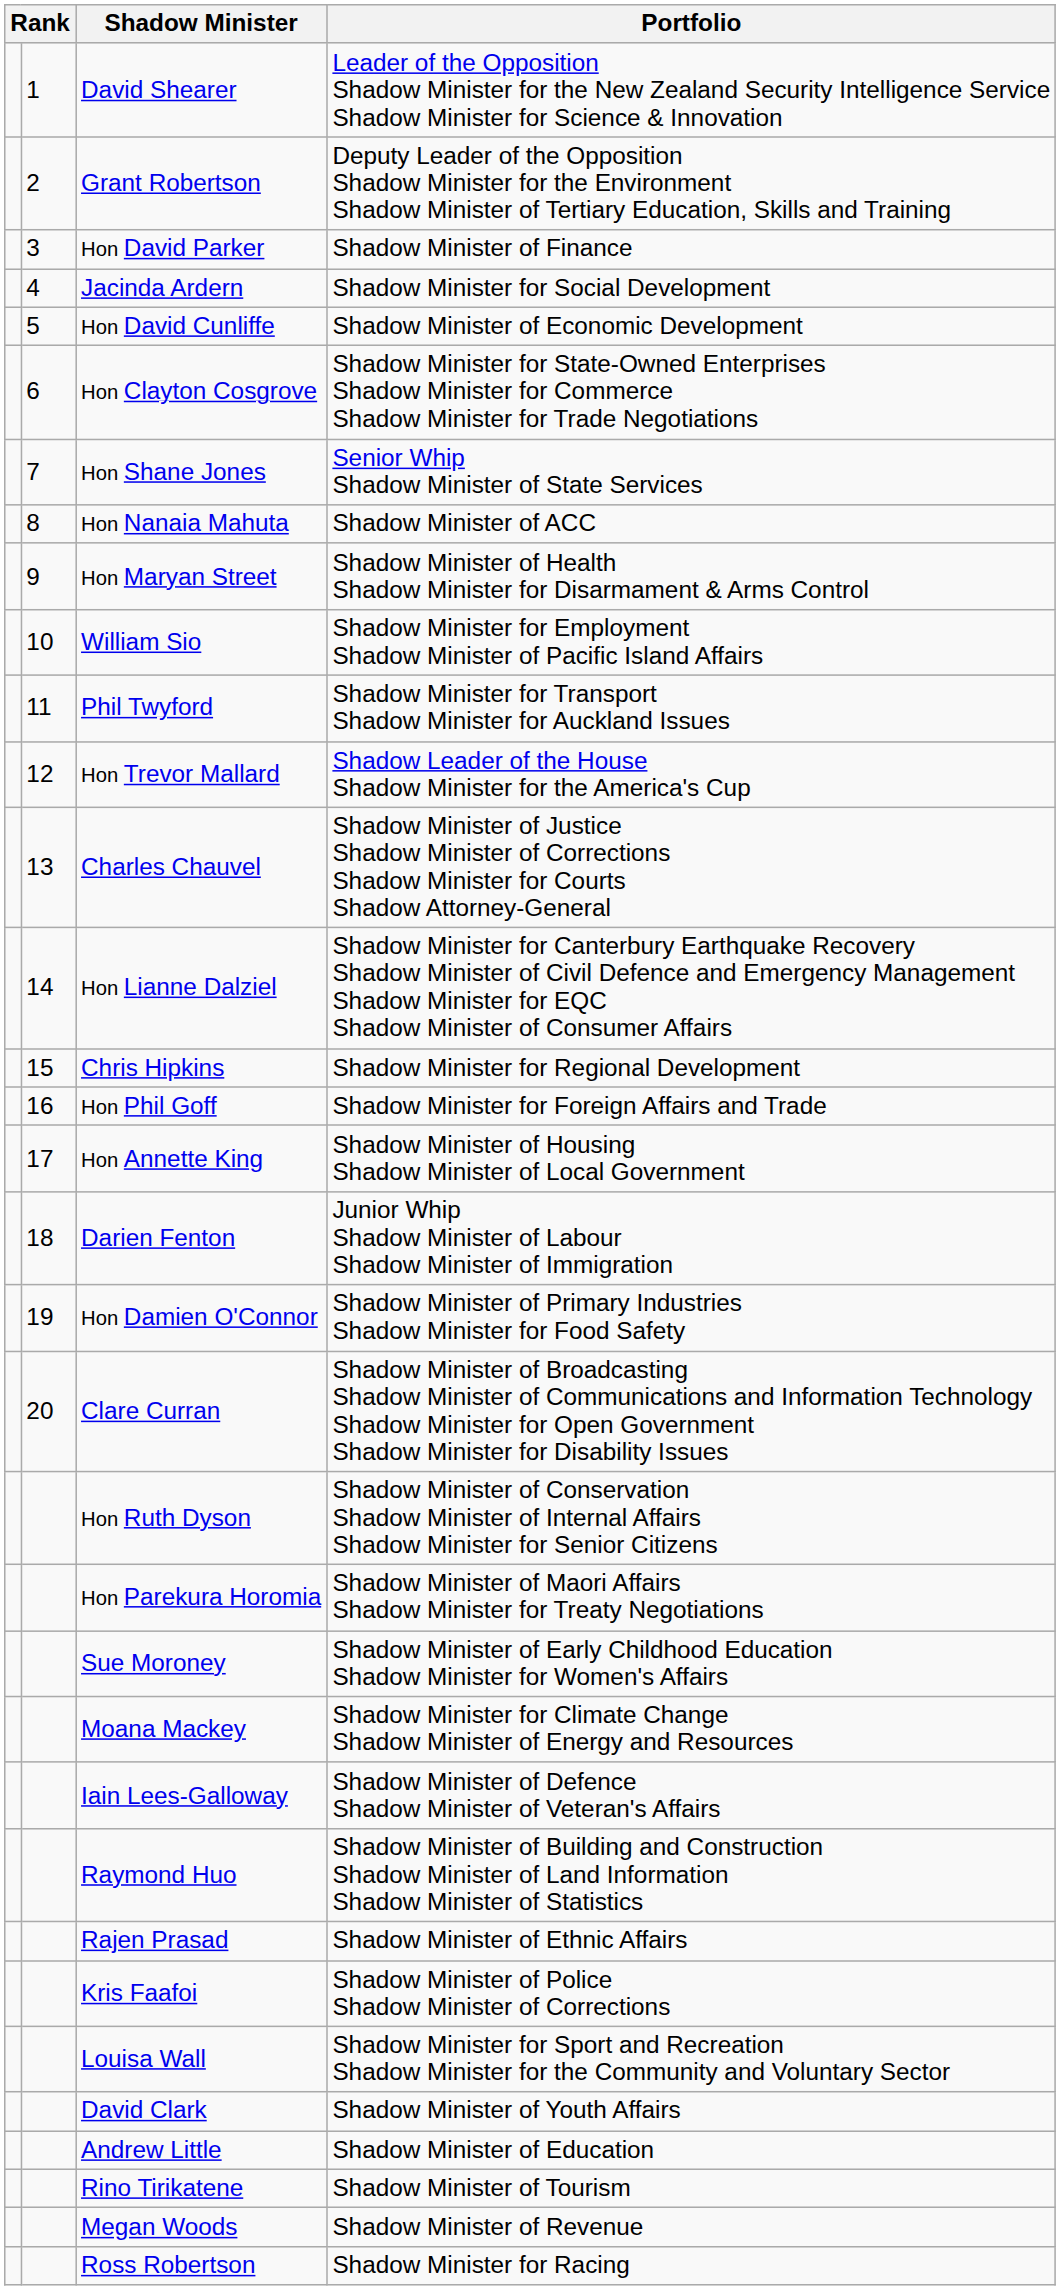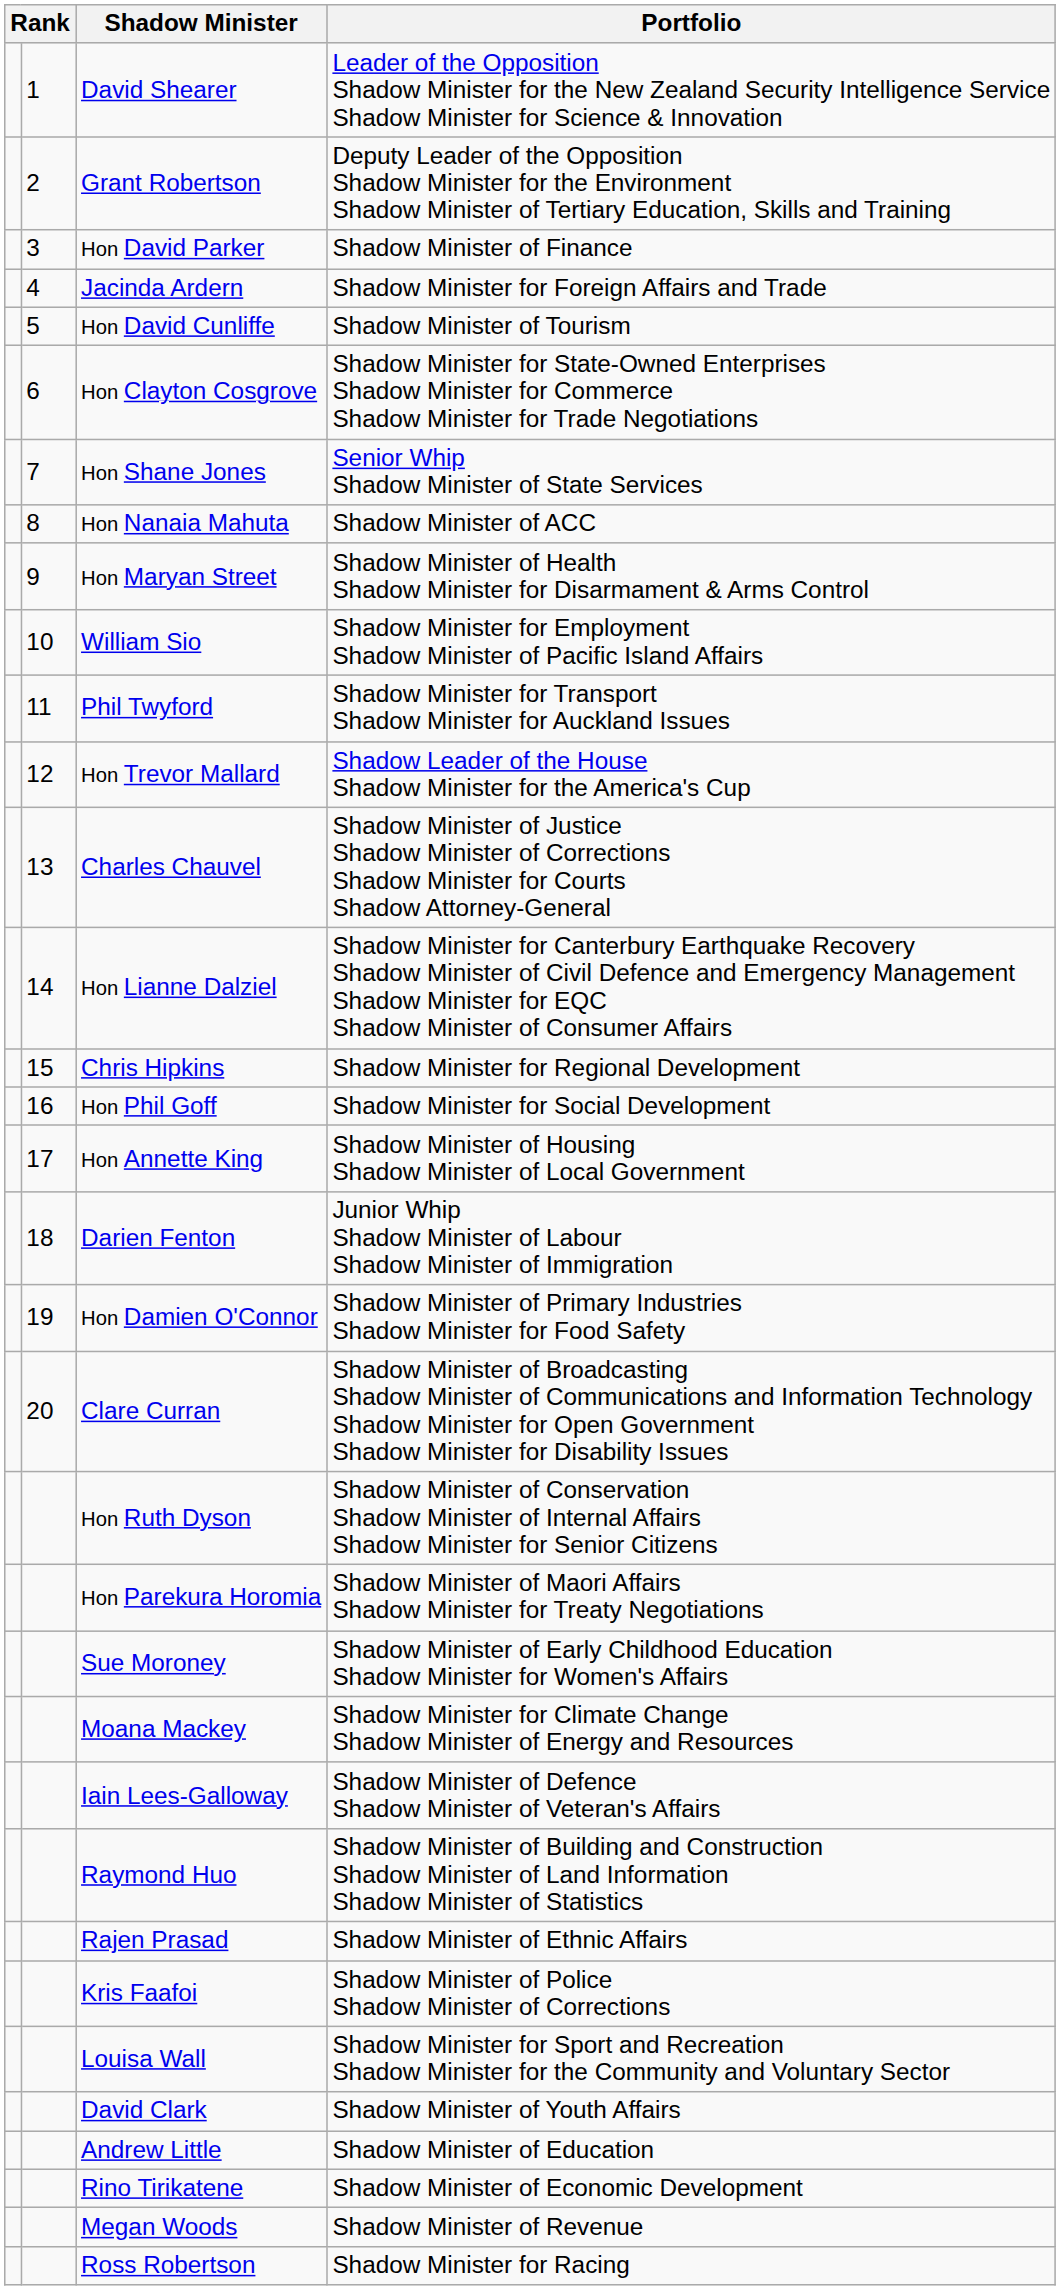(551, 287) Shadow Minister for Social Development -> (580, 287) Shadow Minister for Foreign Affairs and Trade
(568, 326) Shadow Minister of Economic Development -> (482, 326) Shadow Minister of Tourism
(580, 1106) Shadow Minister for Foreign Affairs and Trade -> (551, 1106) Shadow Minister for Social Development
(482, 2188) Shadow Minister of Tourism -> (568, 2188) Shadow Minister of Economic Development
